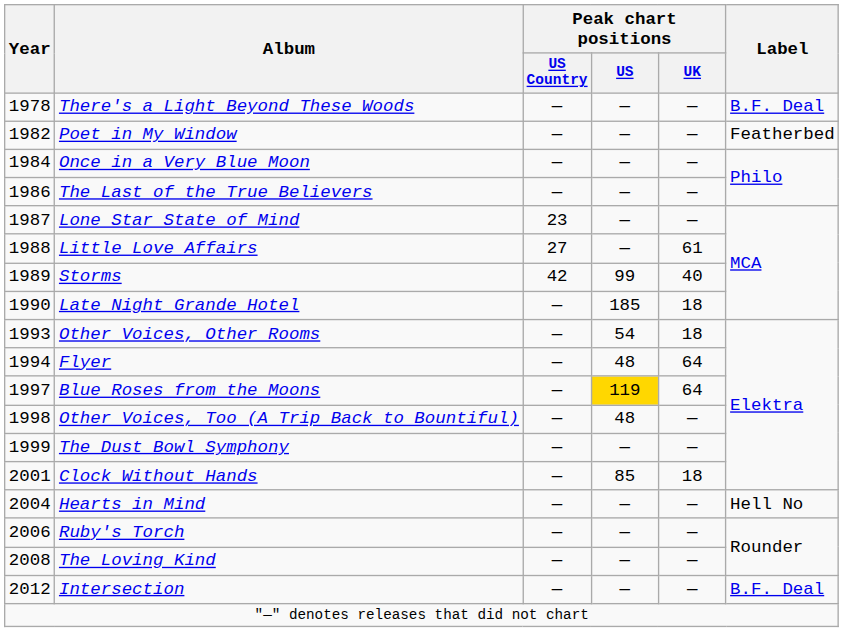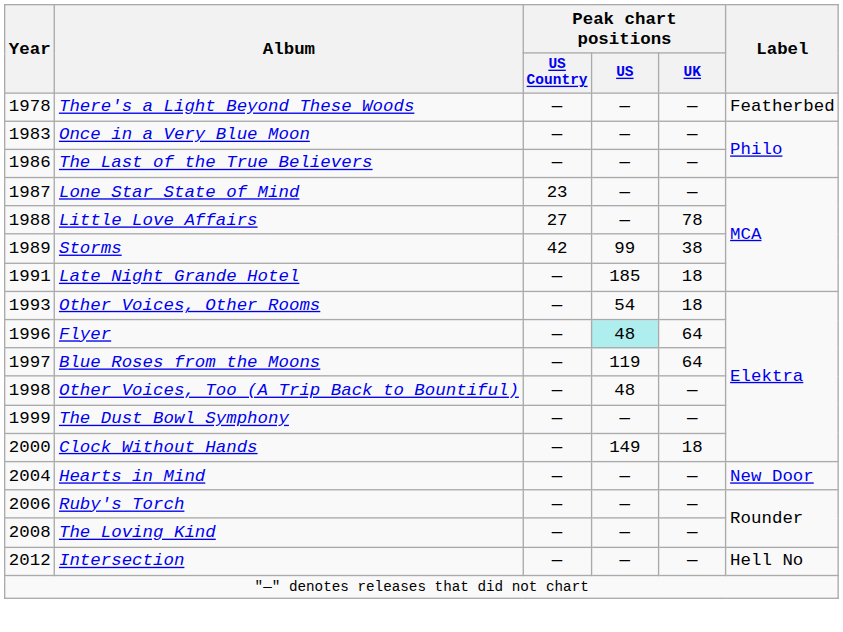(777, 107) B.F. Deal -> (782, 107) Featherbed
- row: (148, 135)
(30, 163) 1984 -> (30, 135) 1983
(692, 249) 61 -> (692, 220) 78
(692, 277) 40 -> (692, 249) 38
(30, 305) 1990 -> (30, 277) 1991
(30, 362) 1994 -> (30, 334) 1996
(625, 362) no background -> (625, 334) paleturquoise background
(625, 391) gold background -> (625, 362) no background
(30, 476) 2001 -> (30, 447) 2000
(625, 476) 85 -> (625, 447) 149
(767, 504) Hell No -> (772, 476) New Door
(777, 589) B.F. Deal -> (767, 561) Hell No
